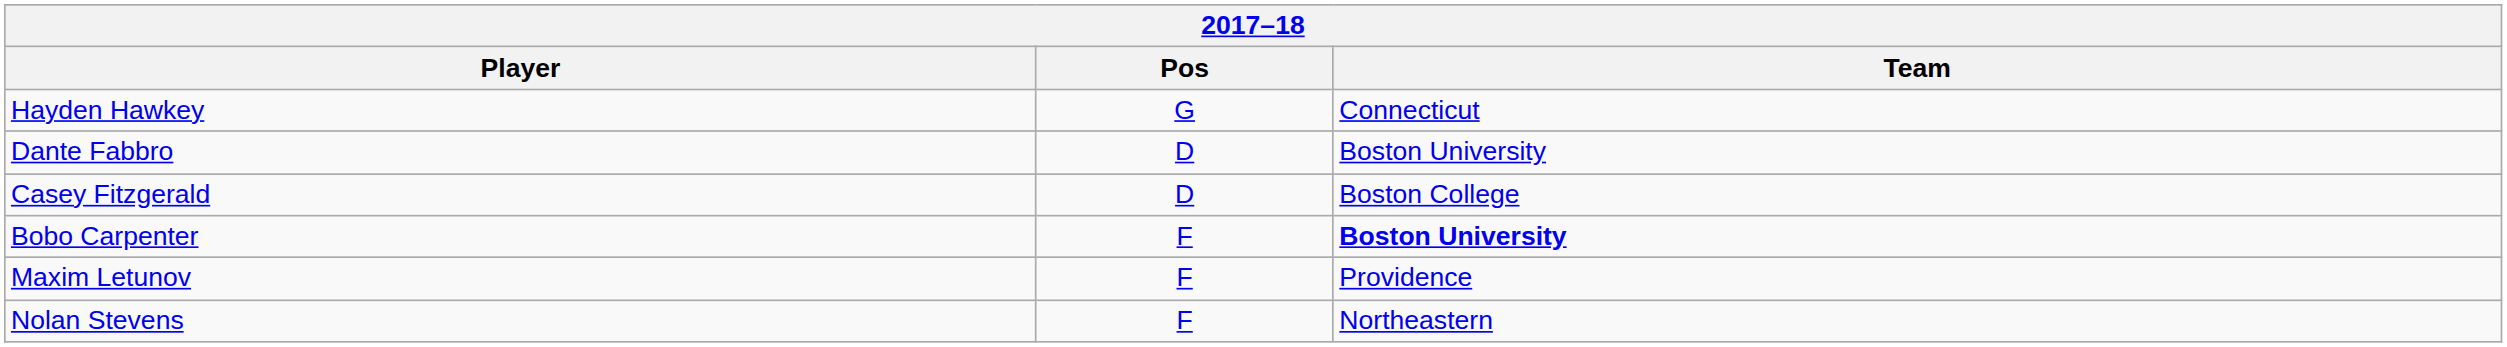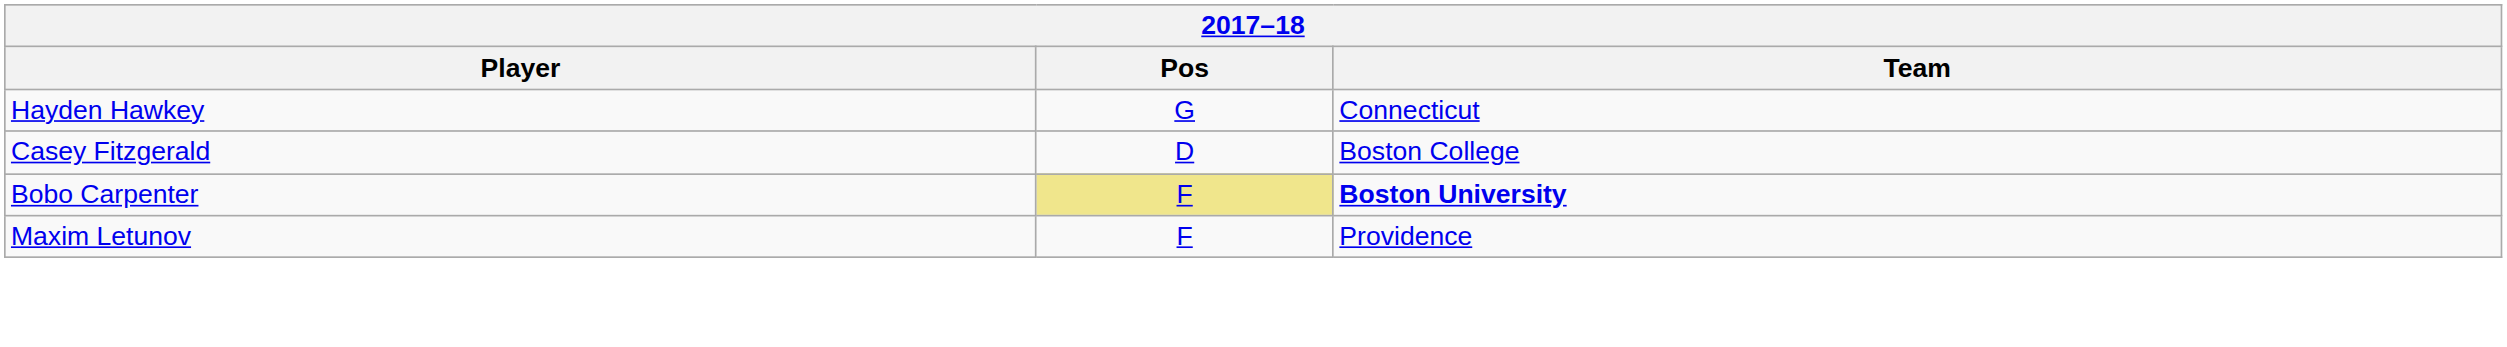- row: (92, 151)
(1185, 236) no background -> (1185, 194) khaki background
- row: (97, 320)
